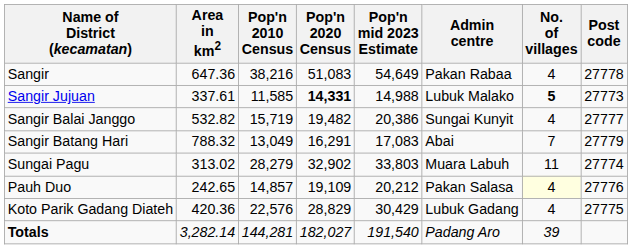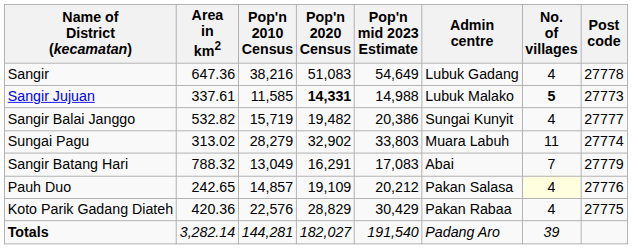(468, 74) Pakan Rabaa -> (472, 74) Lubuk Gadang
rows swapped: (68, 142) <-> (49, 164)
(472, 209) Lubuk Gadang -> (468, 209) Pakan Rabaa
